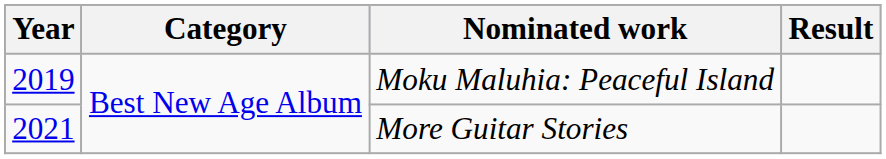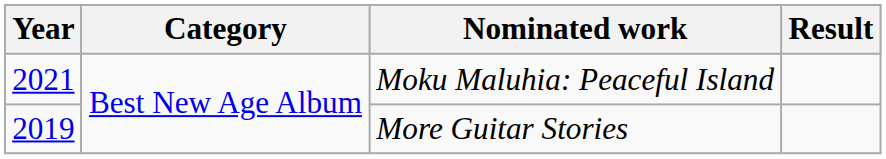(43, 78) 2019 -> (43, 78) 2021
(43, 128) 2021 -> (43, 128) 2019
